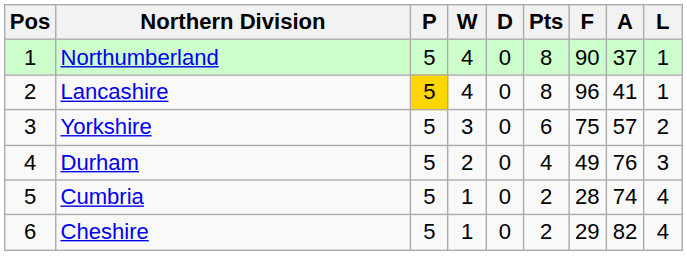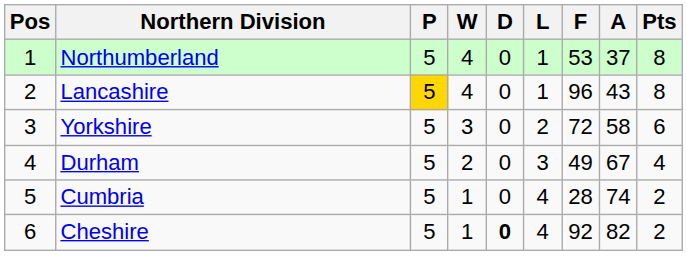columns swapped: (663, 22) <-> (546, 22)
(587, 57) 90 -> (581, 57) 53
(625, 92) 41 -> (618, 92) 43
(587, 127) 75 -> (581, 127) 72
(625, 127) 57 -> (618, 127) 58
(625, 162) 76 -> (618, 162) 67
(505, 232) normal -> (505, 232) bold
(587, 232) 29 -> (581, 232) 92
